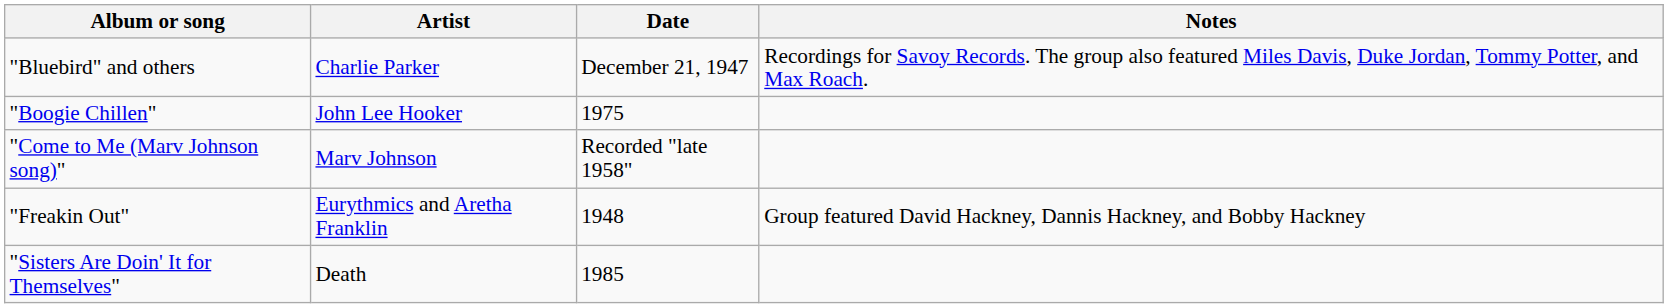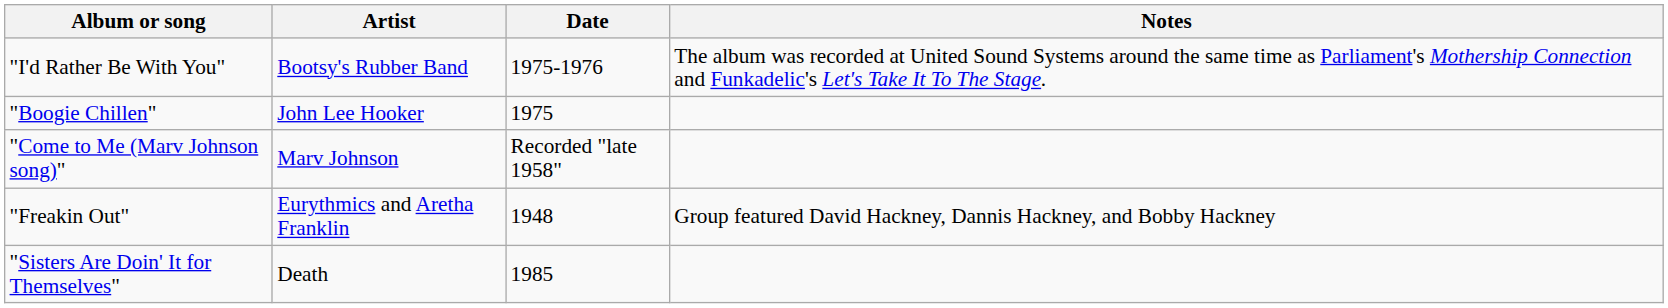+ row: (117, 67)
- row: (102, 67)
